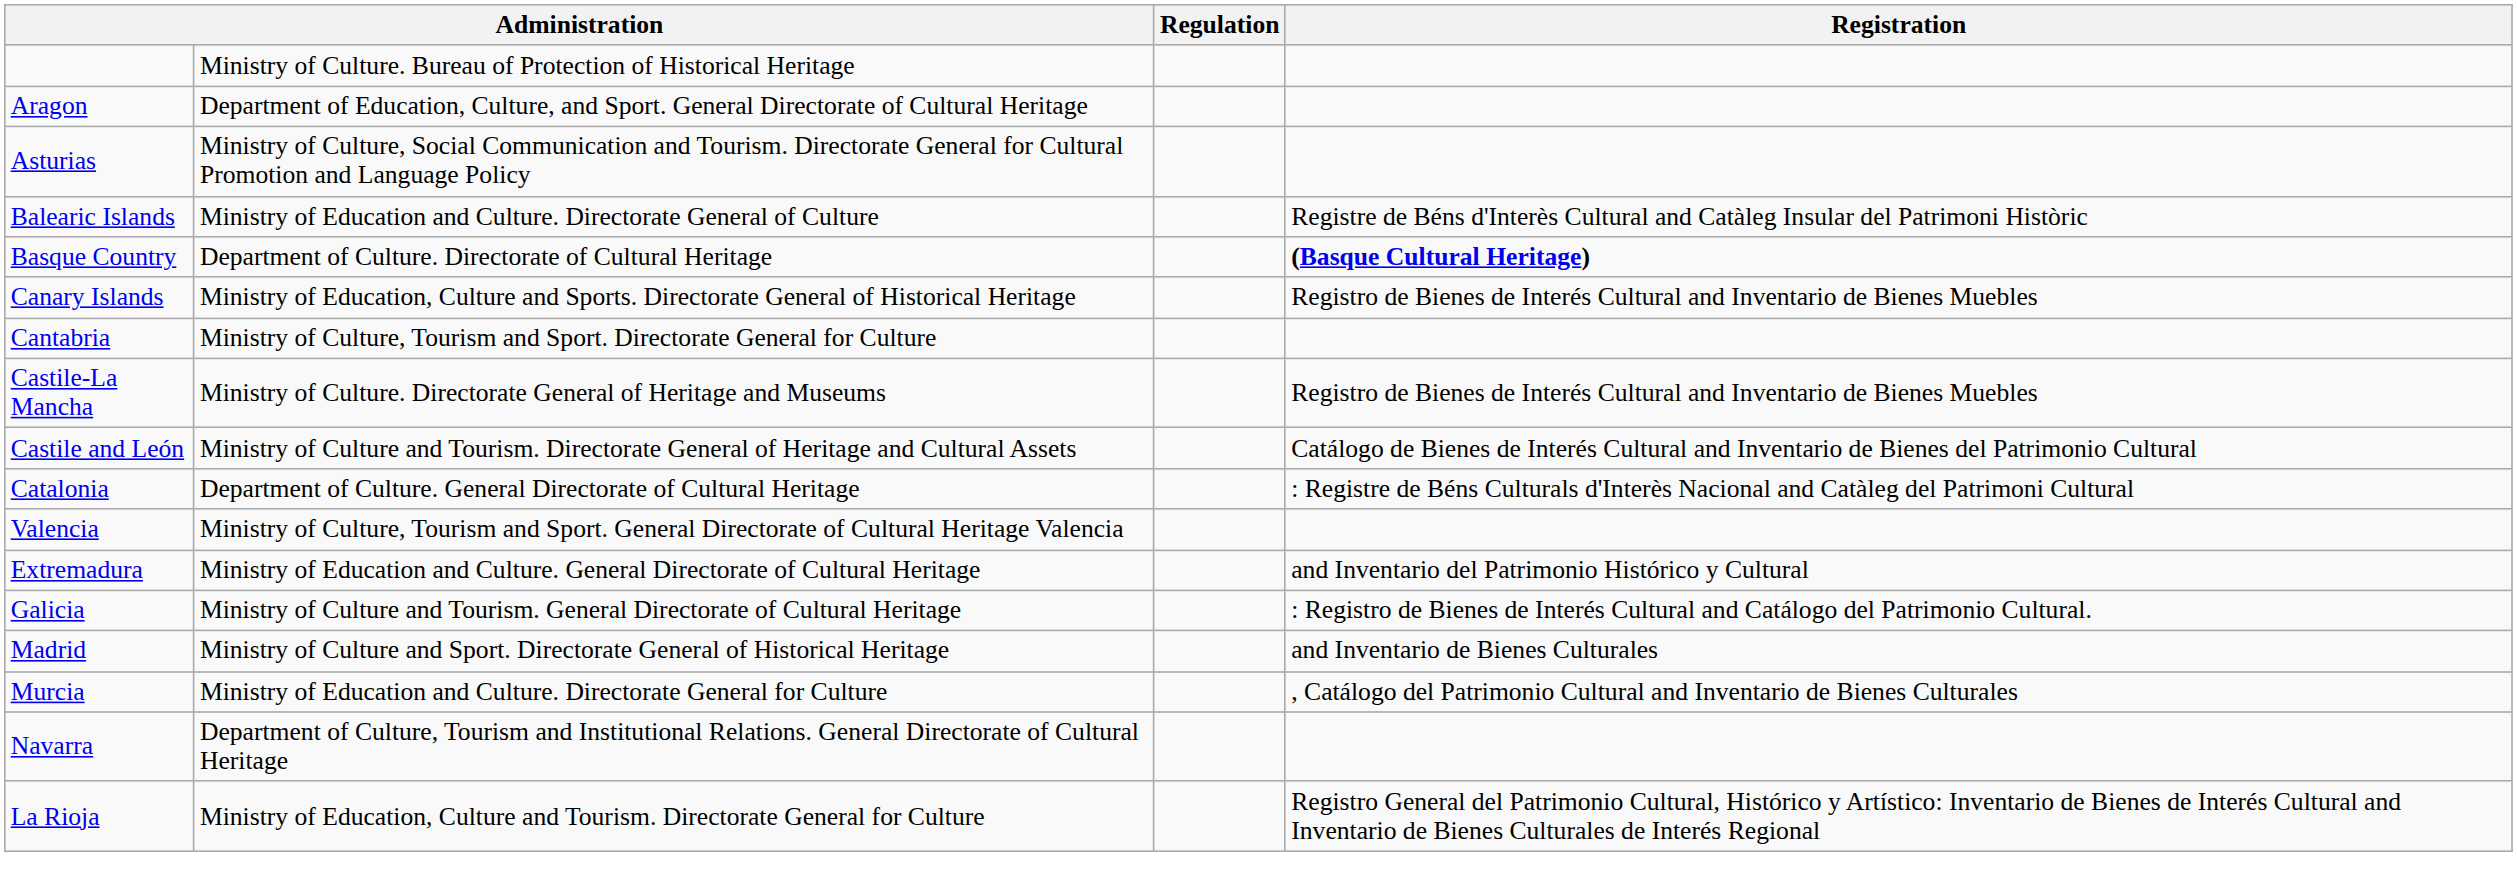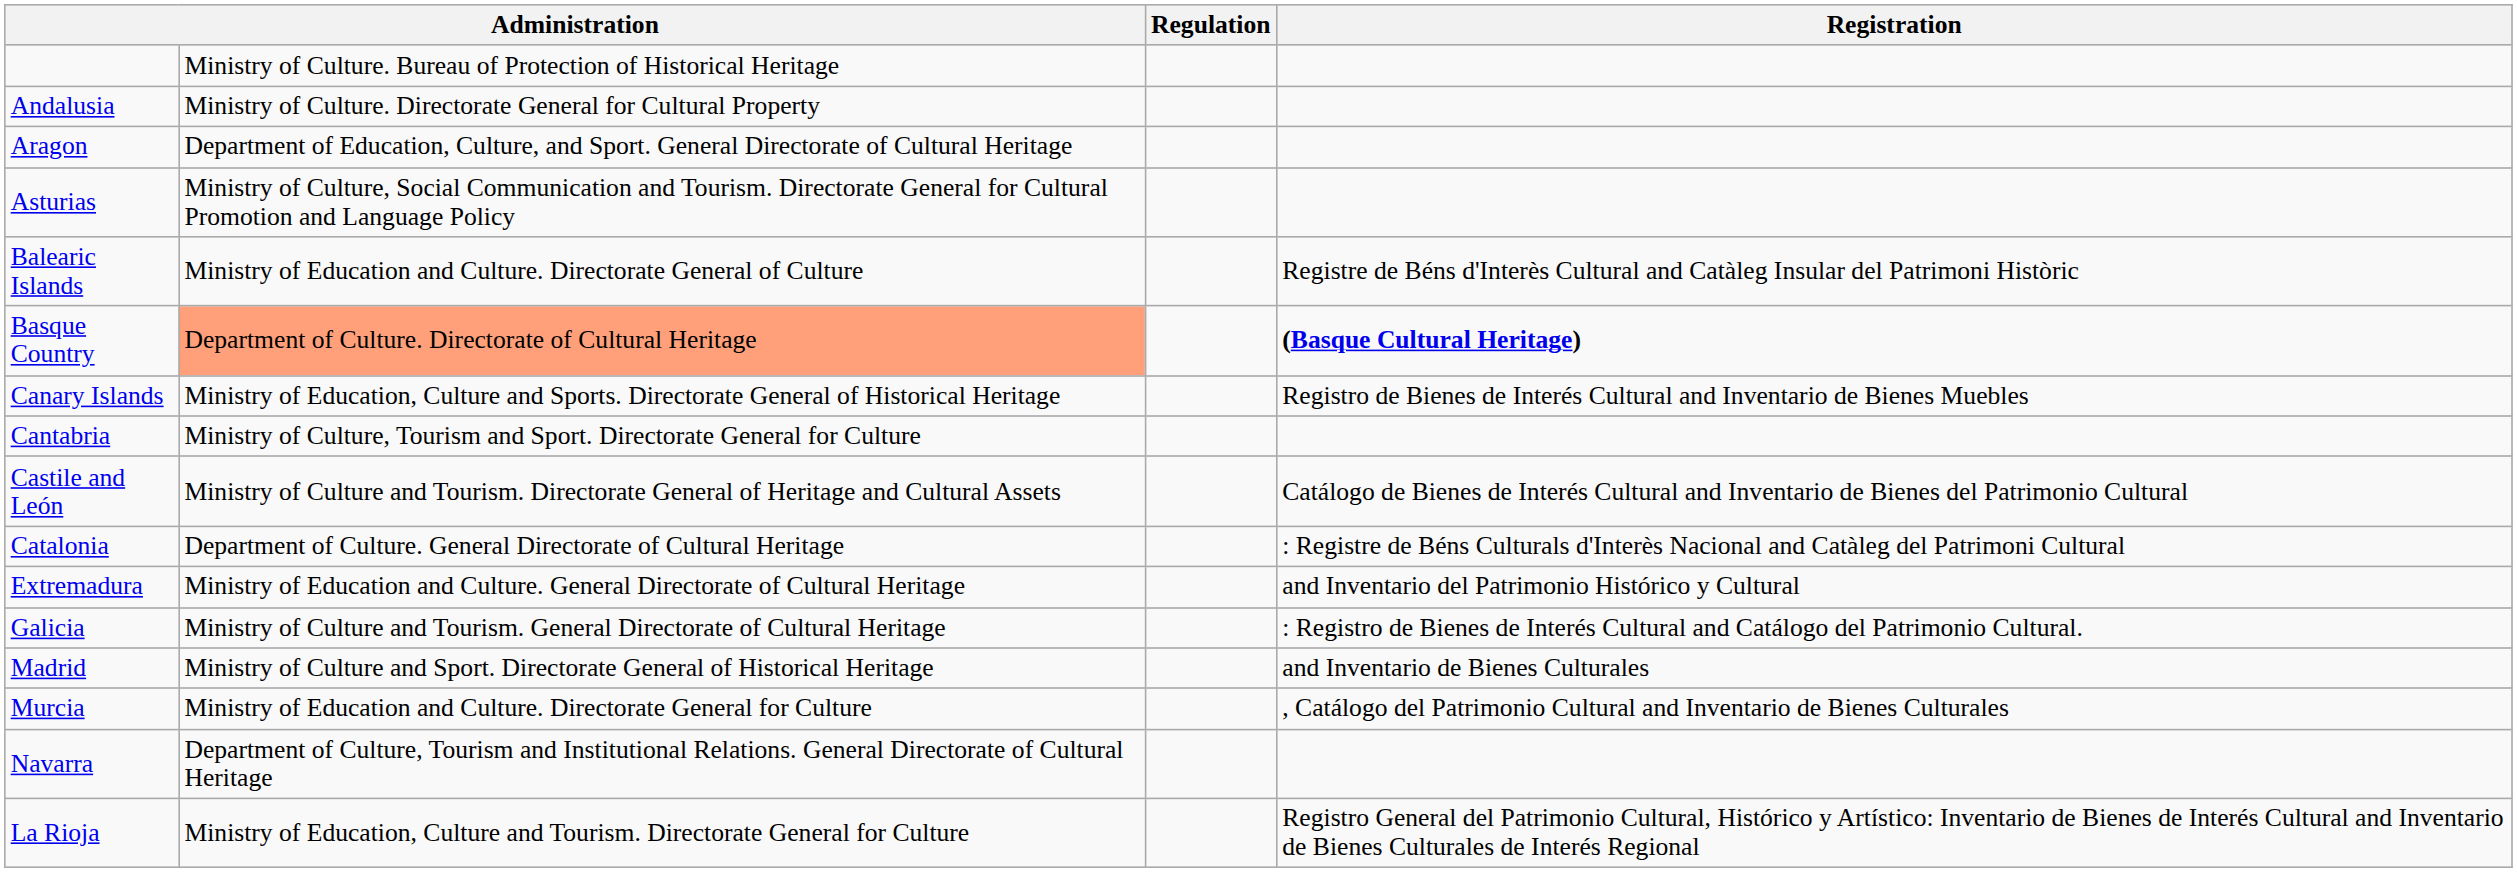+ row: (63, 106)
(486, 256) no background -> (471, 340) lightsalmon background
- row: (64, 392)
- row: (55, 529)
